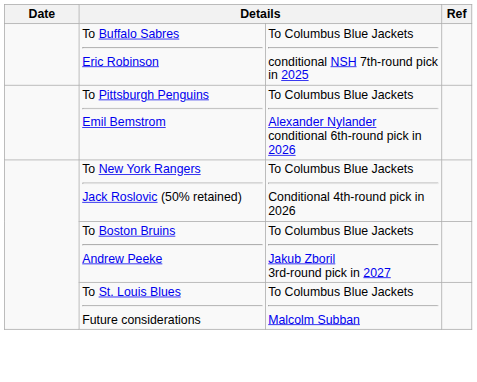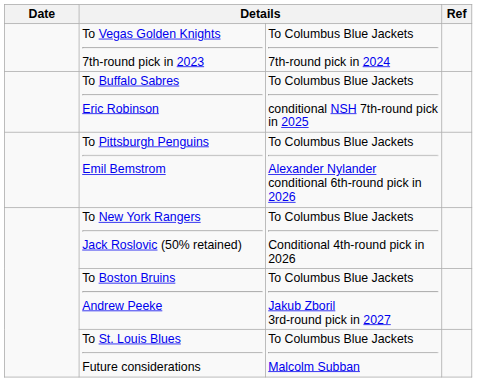+ row: (172, 47)
